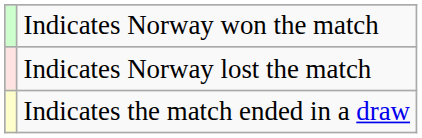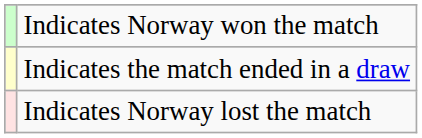rows swapped: (217, 111) <-> (197, 68)
